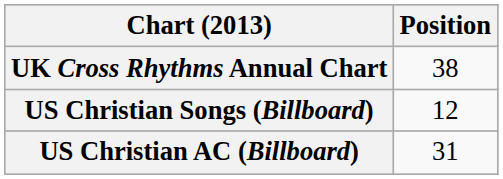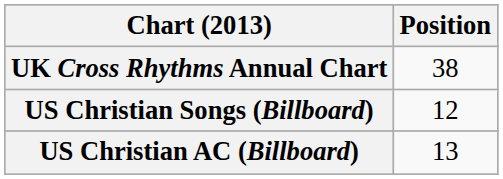(445, 151) 31 -> (445, 151) 13
